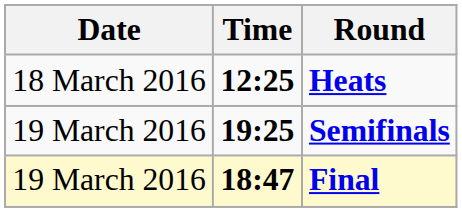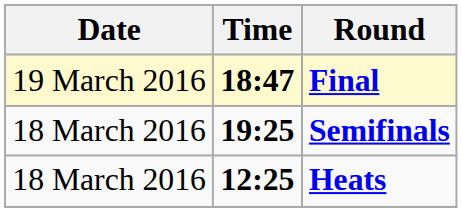rows swapped: (348, 79) <-> (344, 180)
(109, 130) 19 March 2016 -> (109, 130) 18 March 2016
